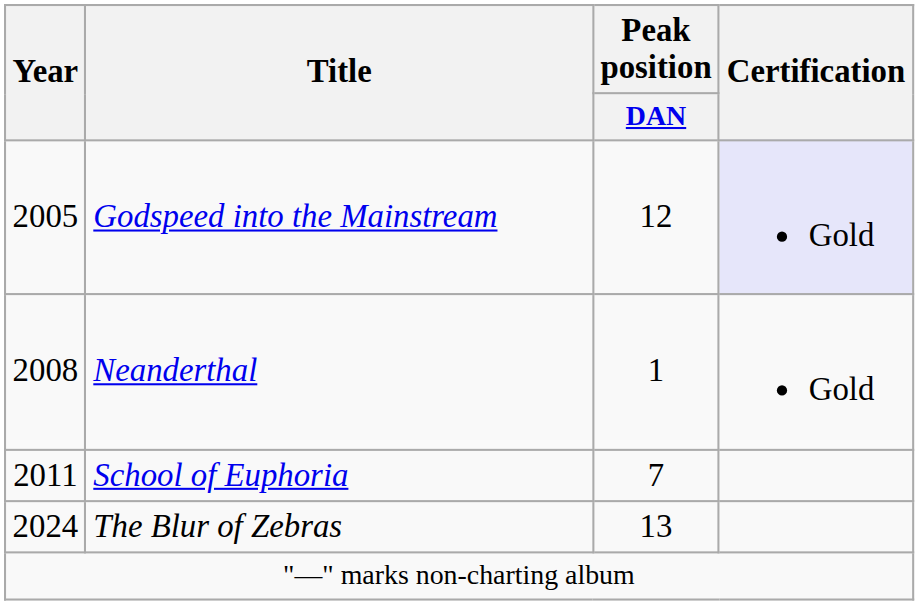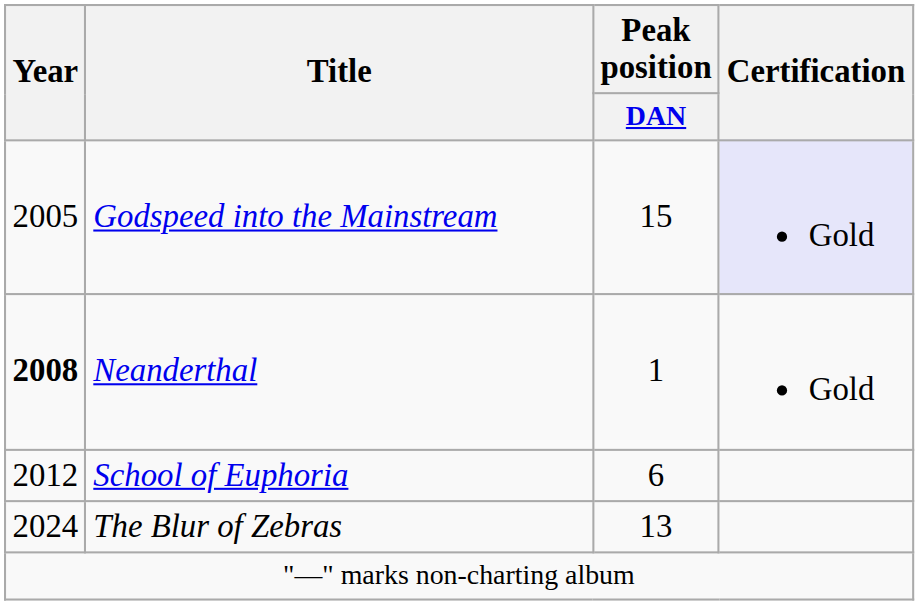(656, 216) 12 -> (656, 216) 15
(45, 371) normal -> (45, 371) bold
(45, 474) 2011 -> (45, 474) 2012
(656, 474) 7 -> (656, 474) 6
